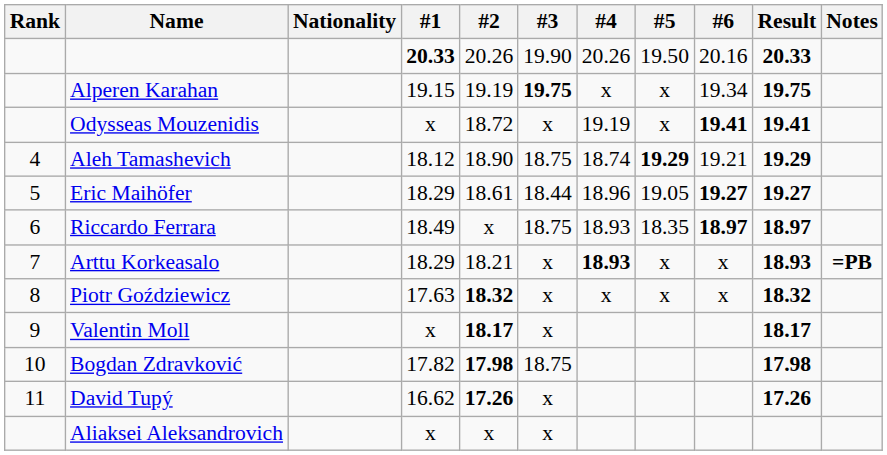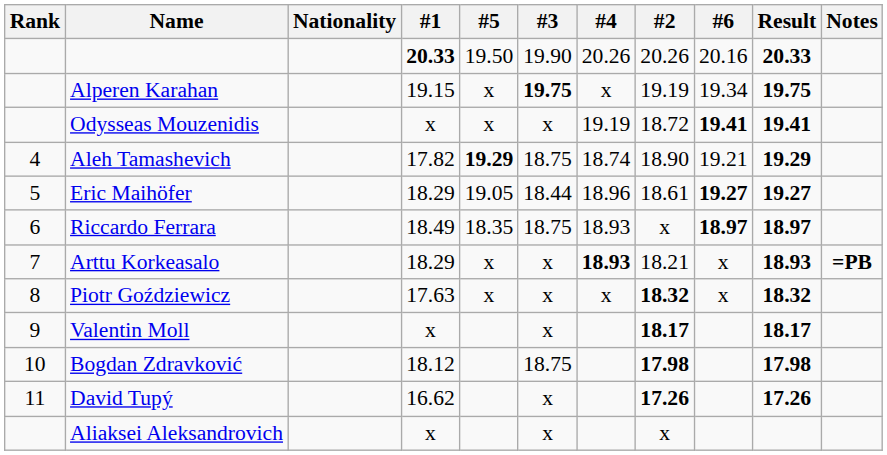columns swapped: (489, 21) <-> (665, 21)
(430, 158) 18.12 -> (430, 158) 17.82
(430, 364) 17.82 -> (430, 364) 18.12
